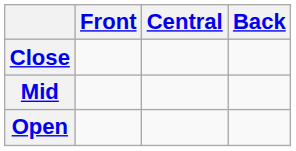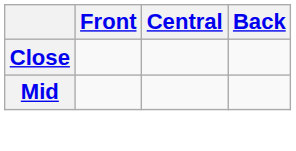- row: (40, 127)
